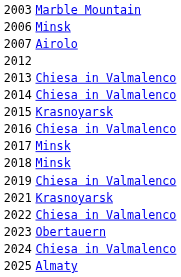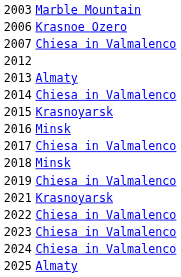(53, 27) Minsk -> (81, 27) Krasnoe Ozero
(57, 44) Airolo -> (106, 44) Chiesa in Valmalenco
(106, 78) Chiesa in Valmalenco -> (57, 78) Almaty
(106, 129) Chiesa in Valmalenco -> (53, 129) Minsk
(53, 146) Minsk -> (106, 146) Chiesa in Valmalenco
(71, 232) Obertauern -> (106, 232) Chiesa in Valmalenco
